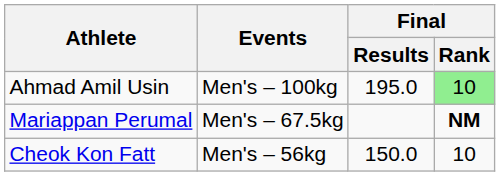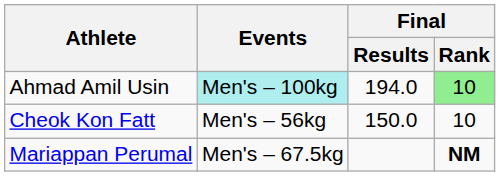(270, 87) no background -> (270, 87) paleturquoise background
(391, 87) 195.0 -> (391, 87) 194.0
rows swapped: (82, 154) <-> (101, 120)
